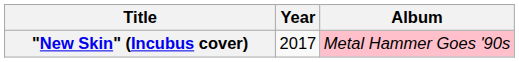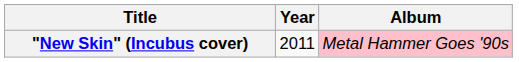(298, 43) 2017 -> (297, 43) 2011
